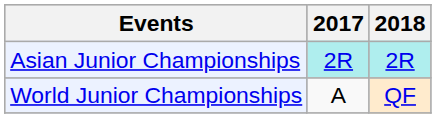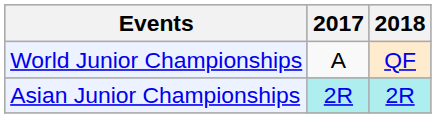rows swapped: (155, 59) <-> (156, 96)
